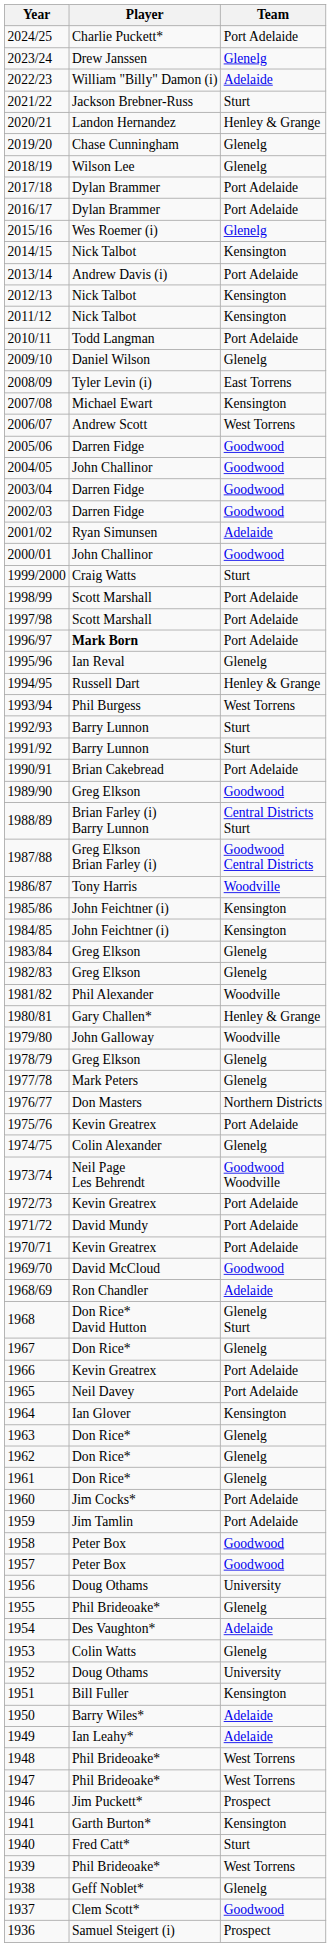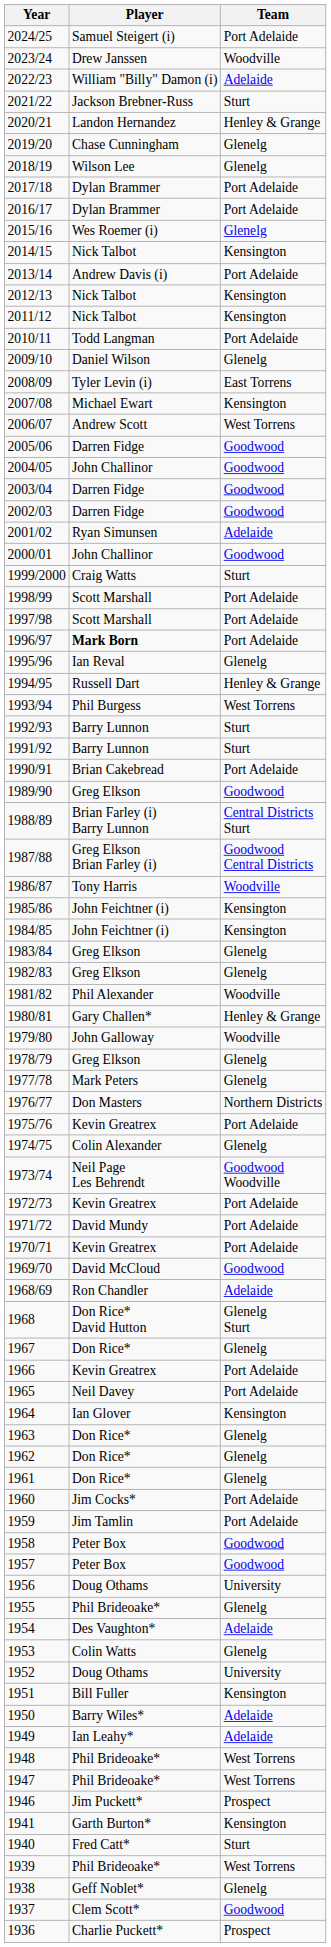(118, 36) Charlie Puckett* -> (123, 36) Samuel Steigert (i)
(245, 58) Glenelg -> (252, 58) Woodville
(123, 1931) Samuel Steigert (i) -> (118, 1931) Charlie Puckett*
